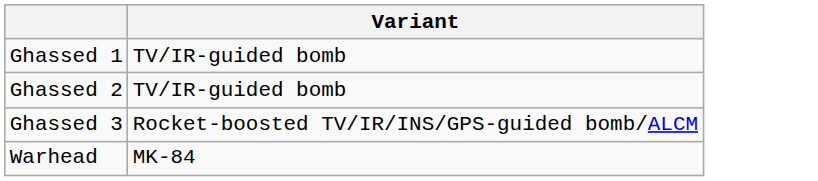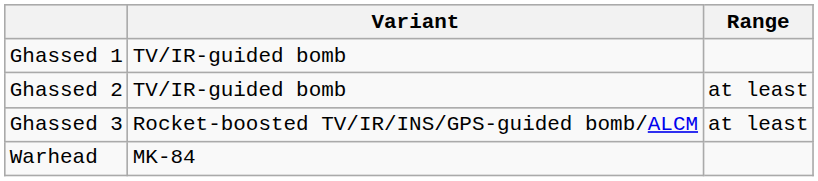+ column: (758, 22)
